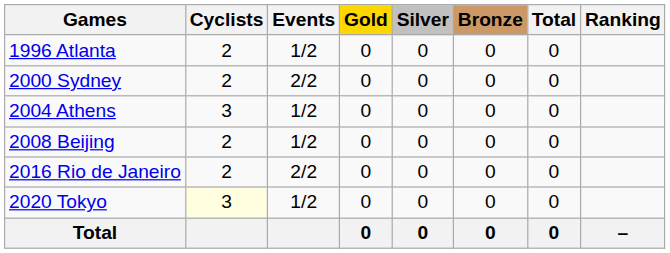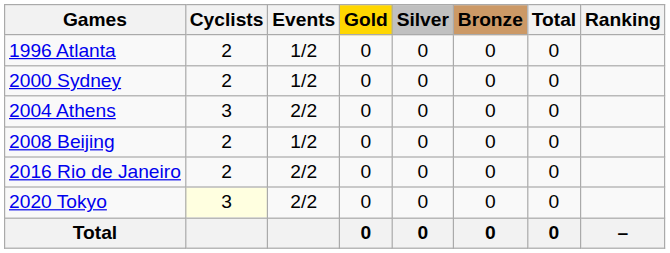(304, 80) 2/2 -> (304, 80) 1/2
(304, 111) 1/2 -> (304, 111) 2/2
(304, 202) 1/2 -> (304, 202) 2/2
